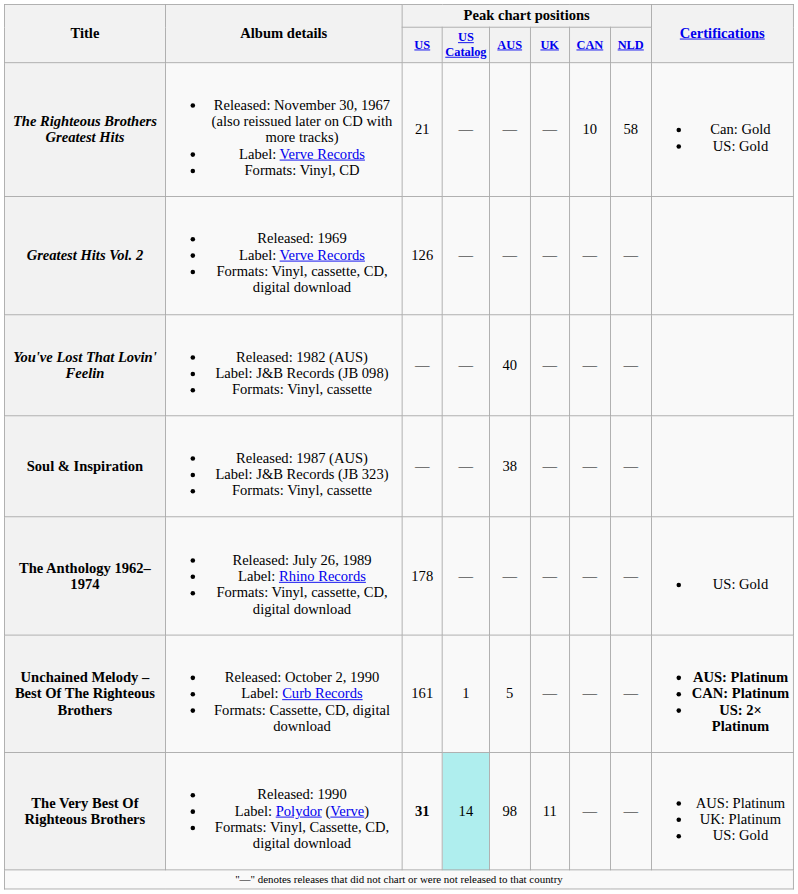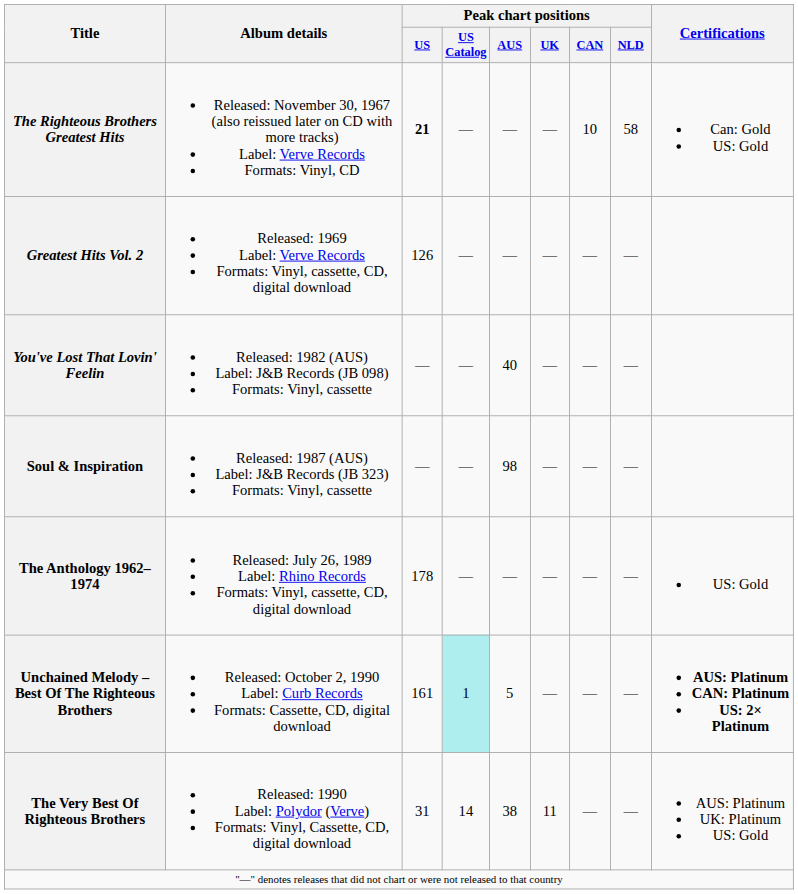(422, 129) normal -> (422, 129) bold
(510, 466) 38 -> (510, 466) 98
(466, 693) no background -> (466, 693) paleturquoise background
(422, 811) bold -> (422, 811) normal
(466, 811) paleturquoise background -> (466, 811) no background
(510, 811) 98 -> (510, 811) 38
